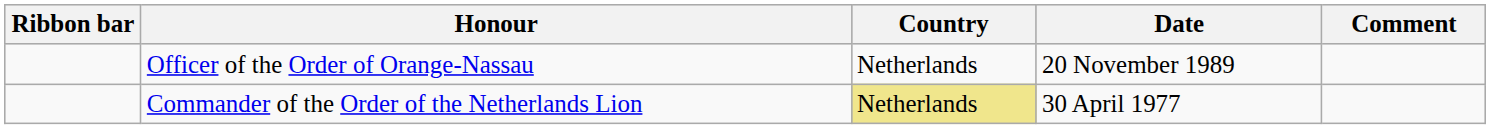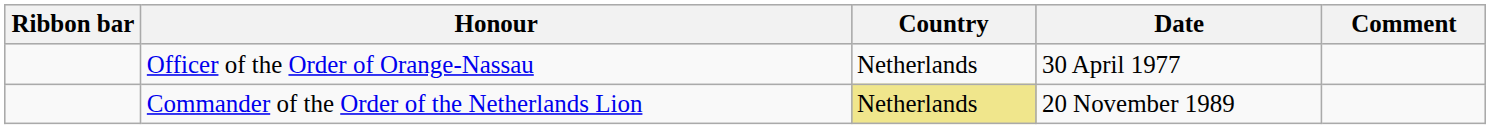(1138, 63) 20 November 1989 -> (1111, 63) 30 April 1977
(1111, 103) 30 April 1977 -> (1138, 103) 20 November 1989
